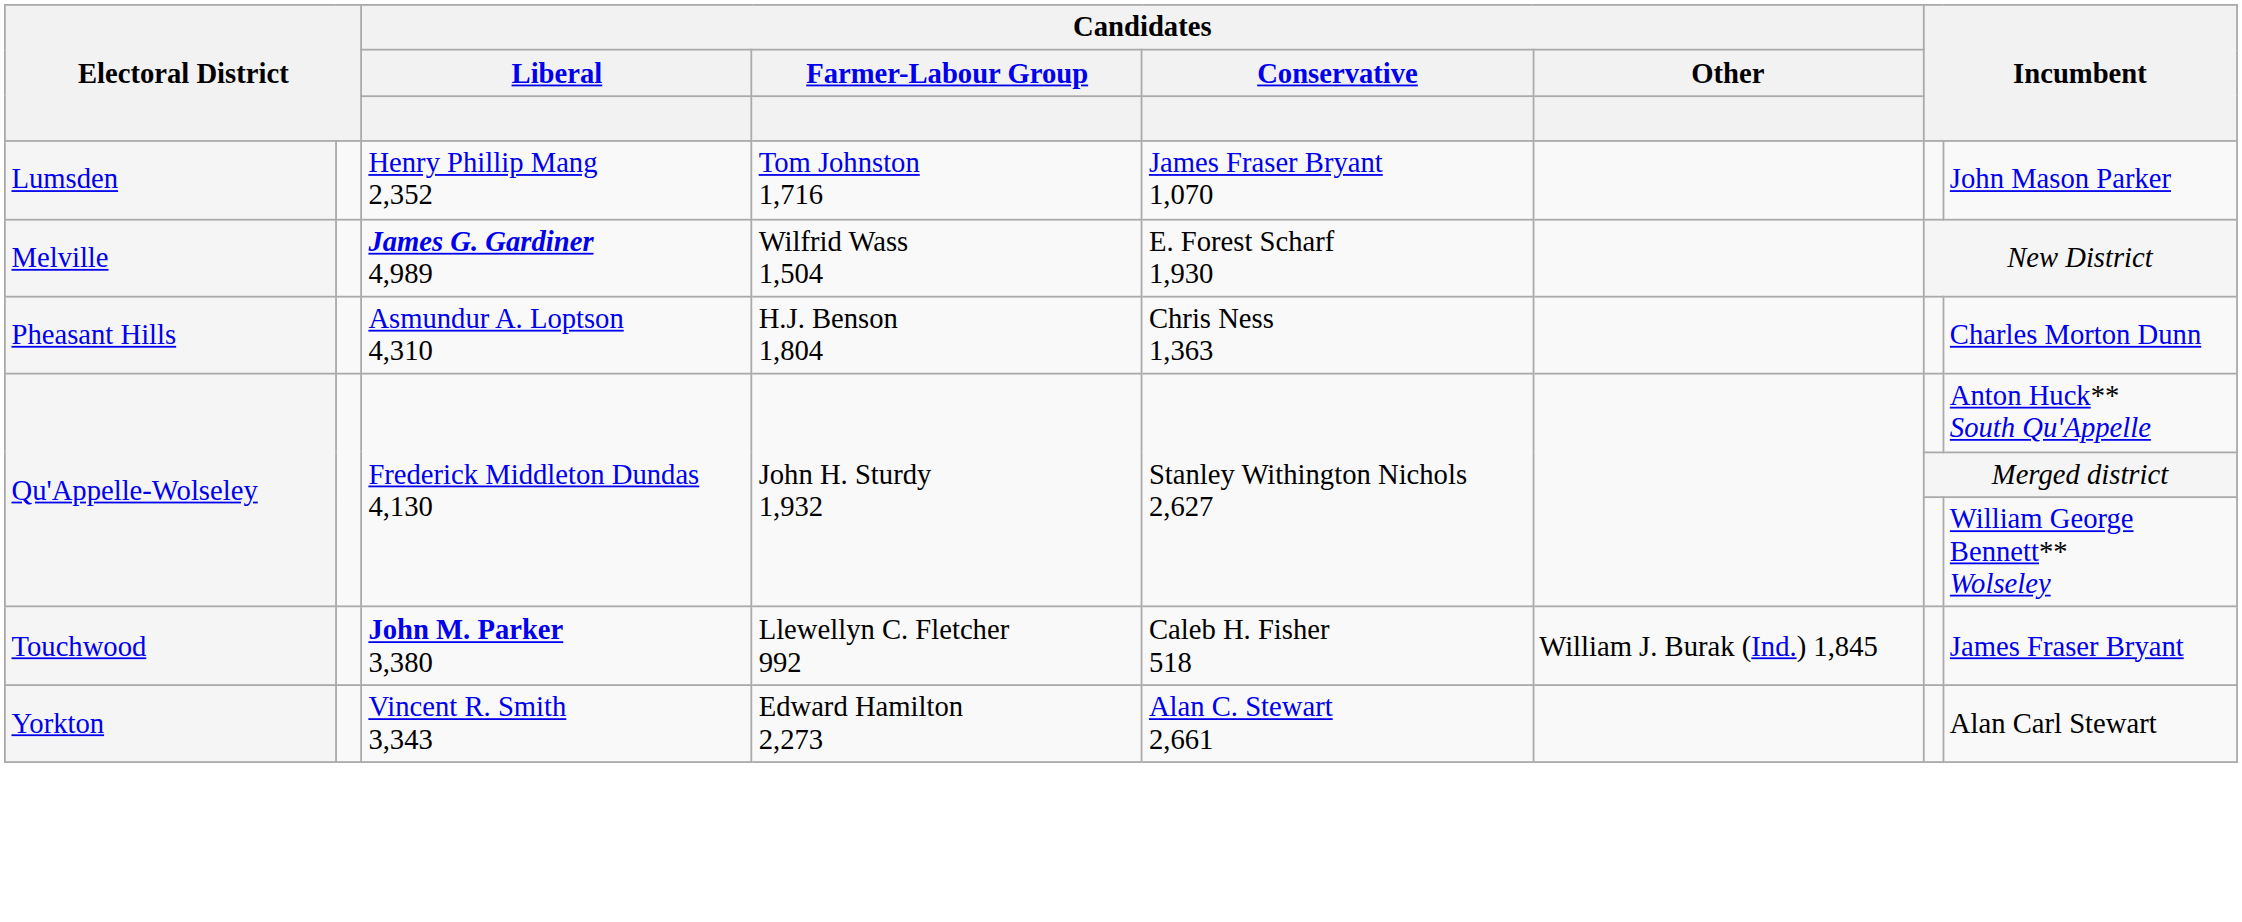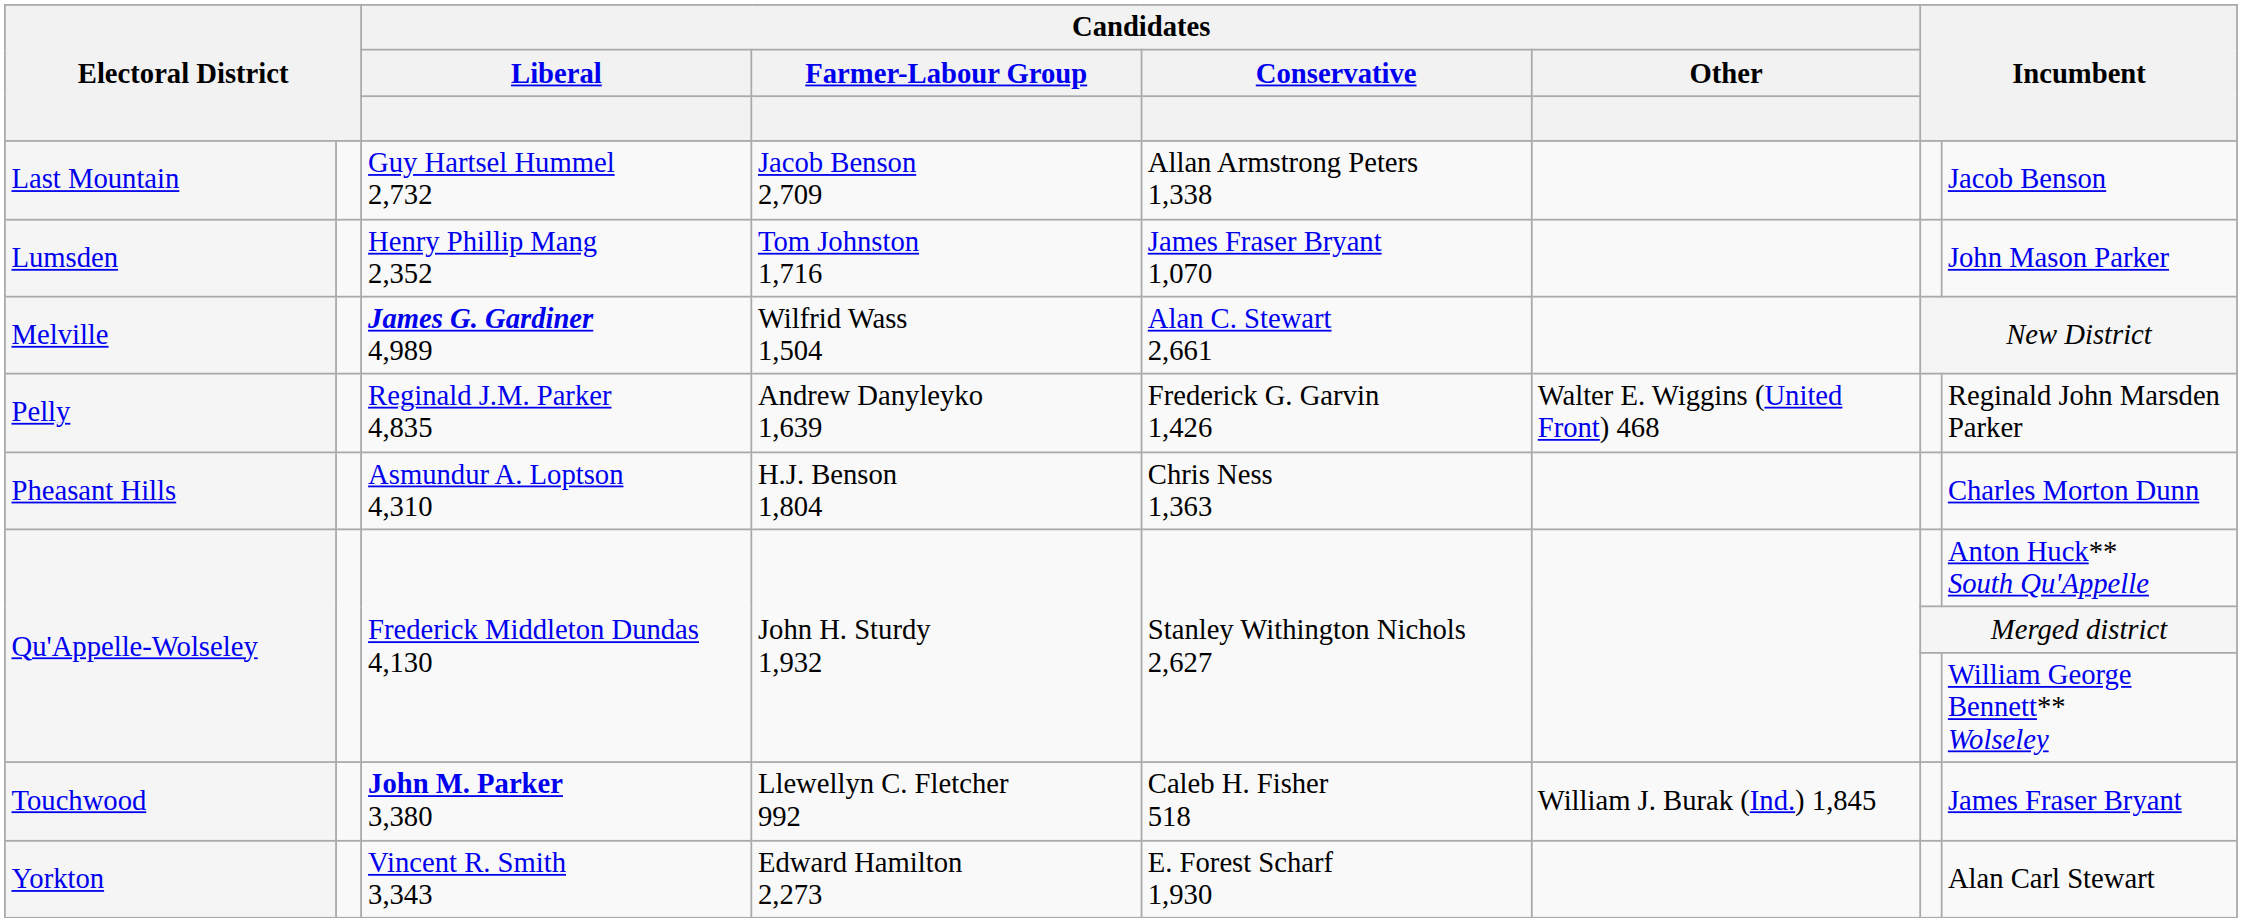+ row: (95, 179)
(1242, 257) E. Forest Scharf 1,930 -> (1240, 334) Alan C. Stewart 2,661
+ row: (41, 412)
(1241, 723) Alan C. Stewart 2,661 -> (1240, 878) E. Forest Scharf 1,930
